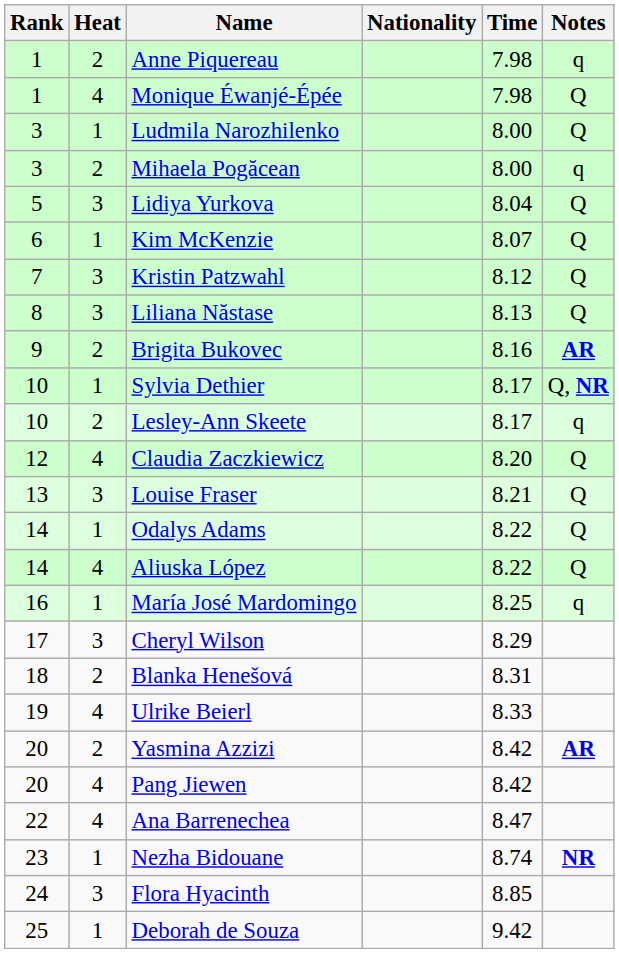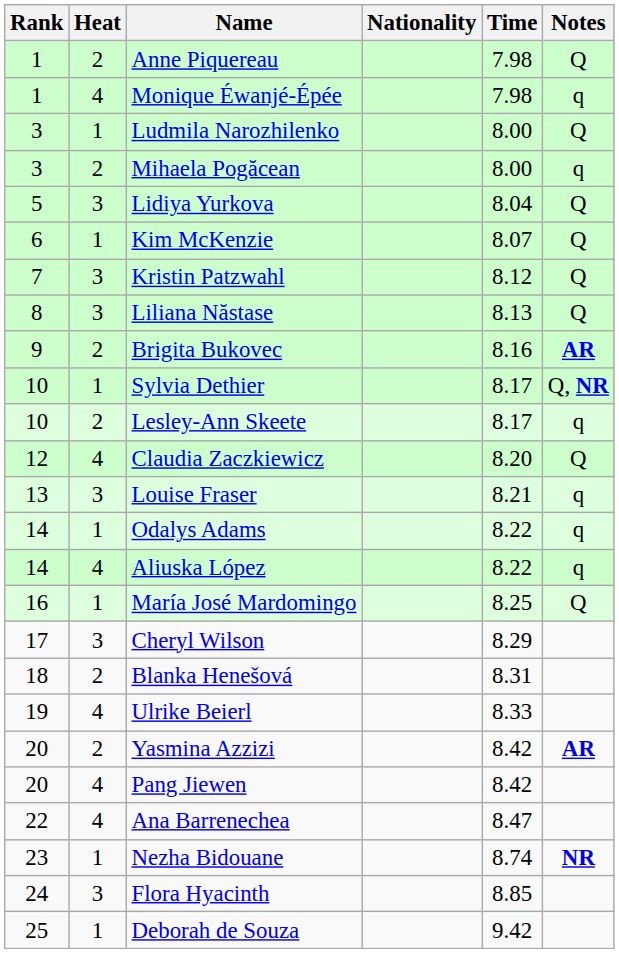(578, 58) q -> (578, 58) Q
(578, 95) Q -> (578, 95) q
(578, 494) Q -> (578, 494) q
(578, 530) Q -> (578, 530) q
(578, 566) Q -> (578, 566) q
(578, 603) q -> (578, 603) Q
